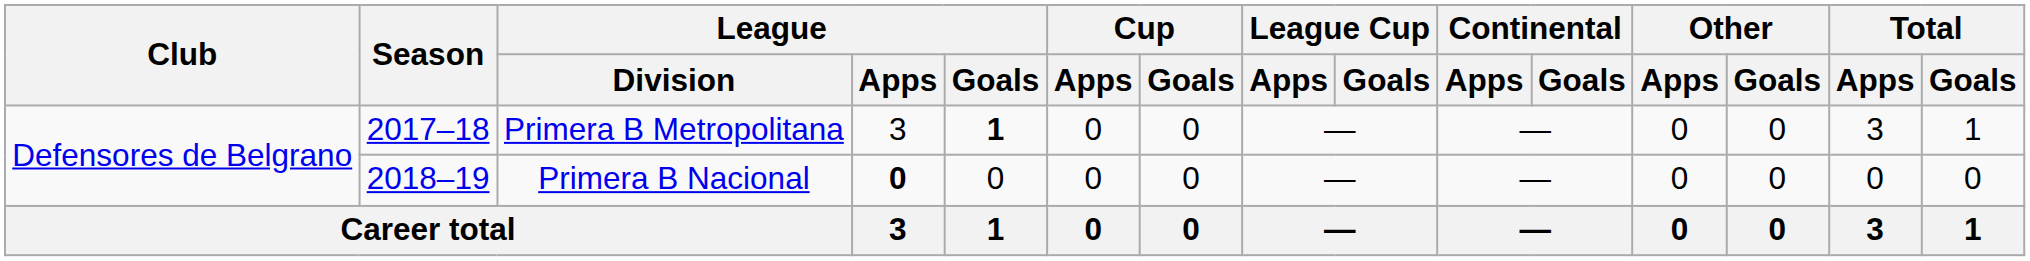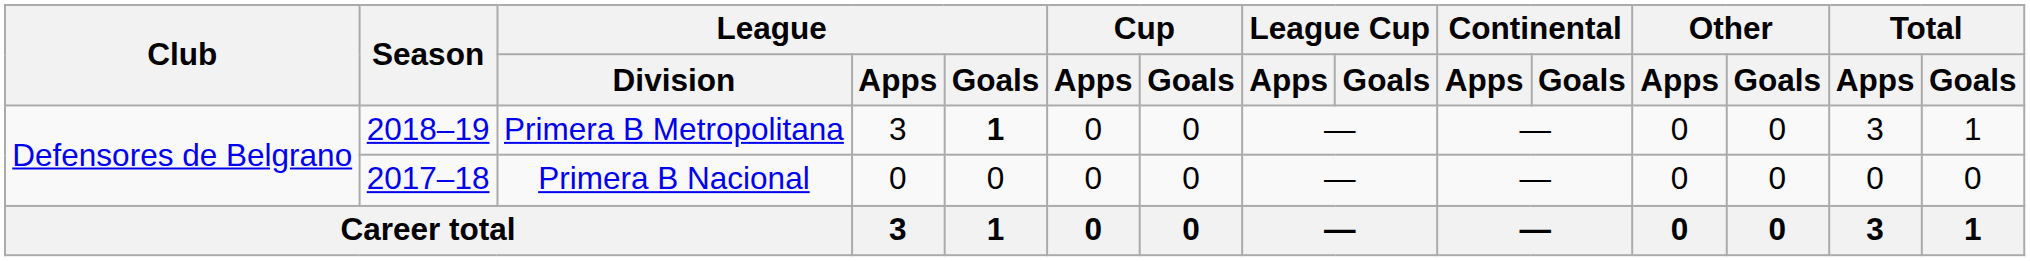(428, 129) 2017–18 -> (428, 129) 2018–19
(428, 179) 2018–19 -> (428, 179) 2017–18
(898, 179) bold -> (898, 179) normal
